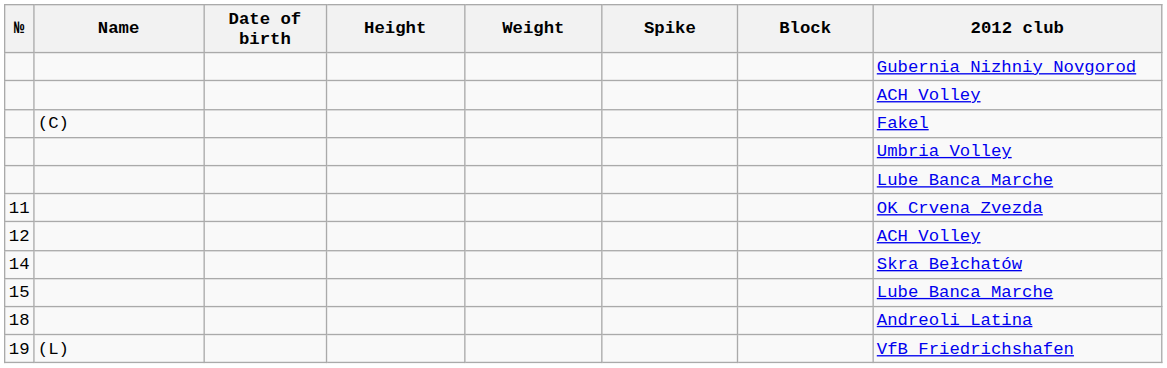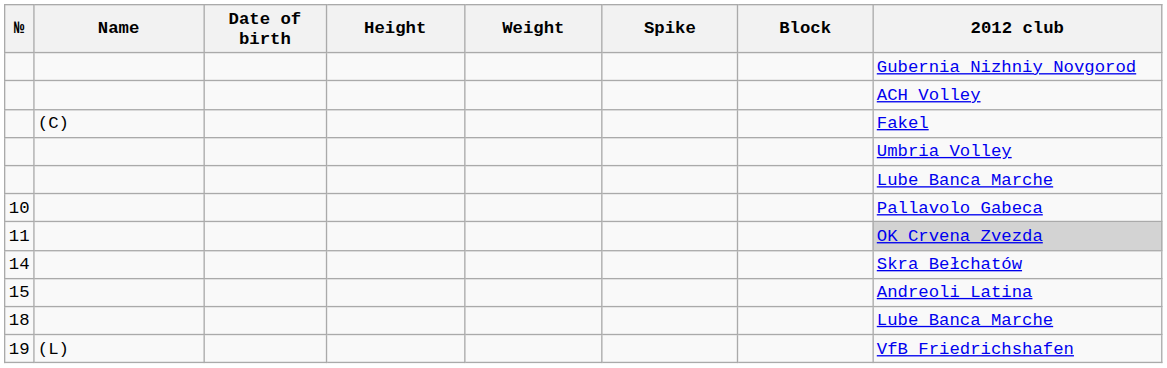+ row: (19, 208)
(960, 208) no background -> (960, 236) lightgrey background
- row: (19, 236)
(965, 292) Lube Banca Marche -> (955, 292) Andreoli Latina
(955, 320) Andreoli Latina -> (965, 320) Lube Banca Marche
